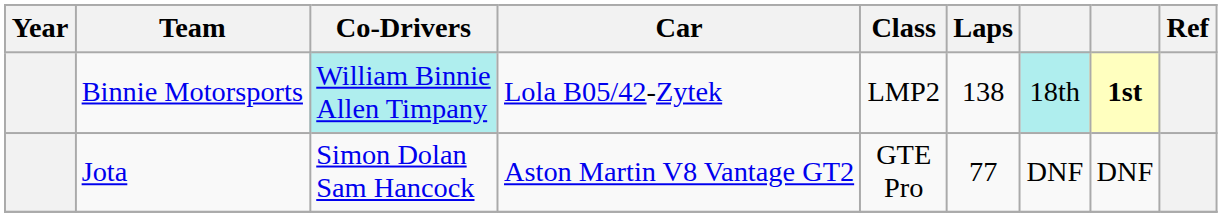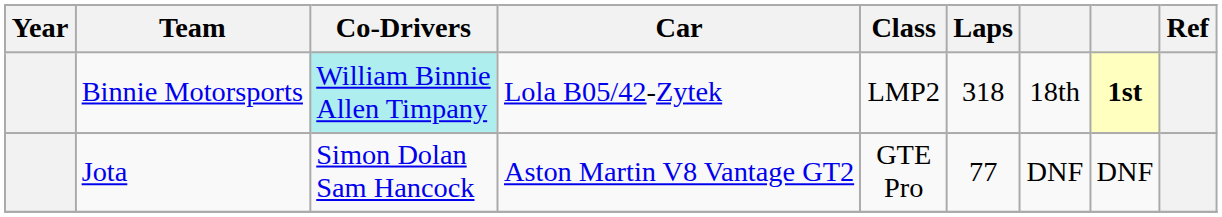(983, 91) 138 -> (983, 91) 318
(1055, 91) paleturquoise background -> (1055, 91) no background
